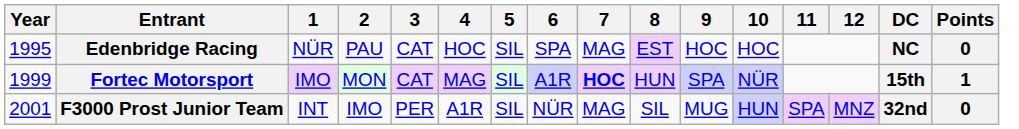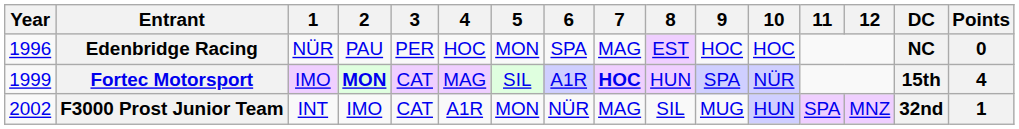(30, 49) 1995 -> (30, 49) 1996
(415, 49) CAT -> (415, 49) PER
(509, 49) SIL -> (517, 49) MON
(364, 79) normal -> (364, 79) bold
(965, 79) 1 -> (981, 79) 4
(30, 109) 2001 -> (30, 109) 2002
(415, 109) PER -> (415, 109) CAT
(509, 109) SIL -> (517, 109) MON
(965, 109) 0 -> (981, 109) 1
